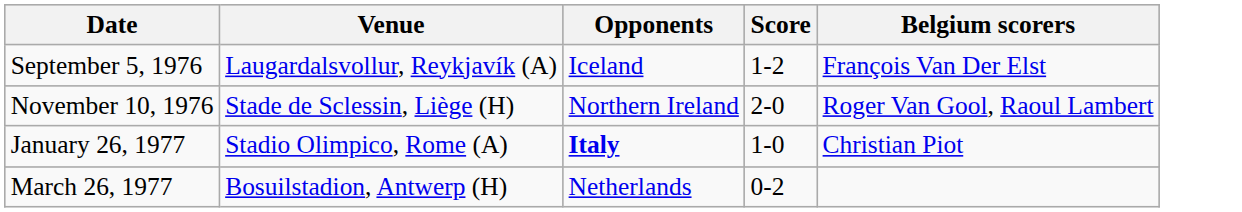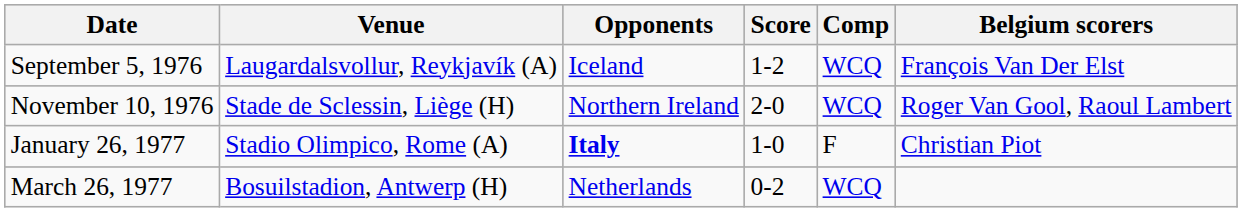+ column: (856, 24)
